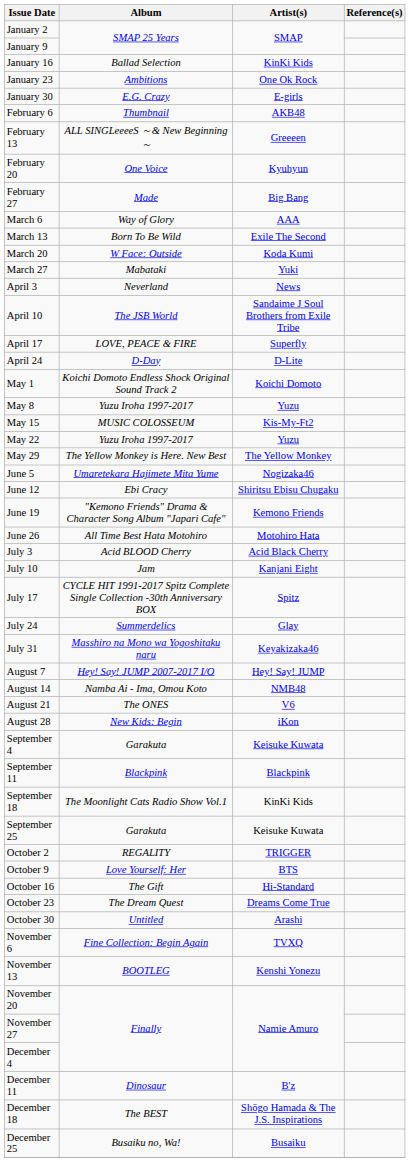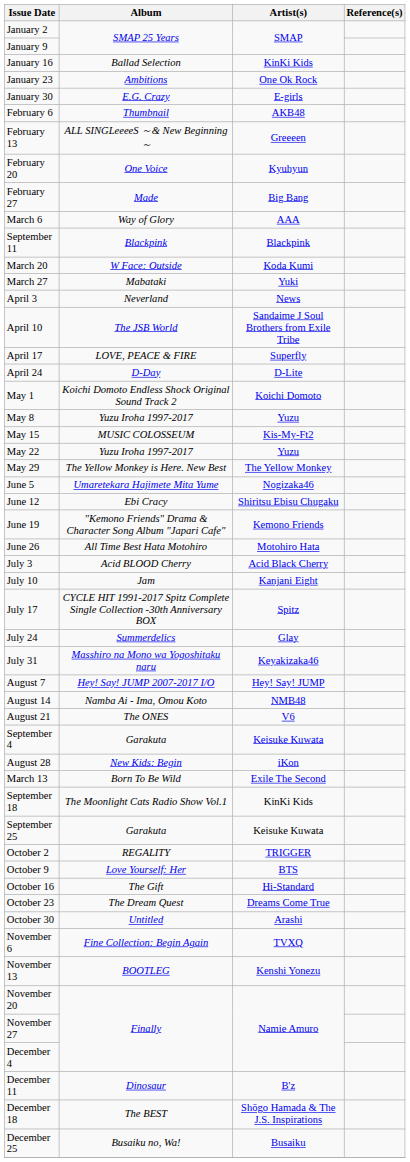rows swapped: (27, 236) <-> (29, 773)
rows swapped: (29, 721) <-> (29, 744)
